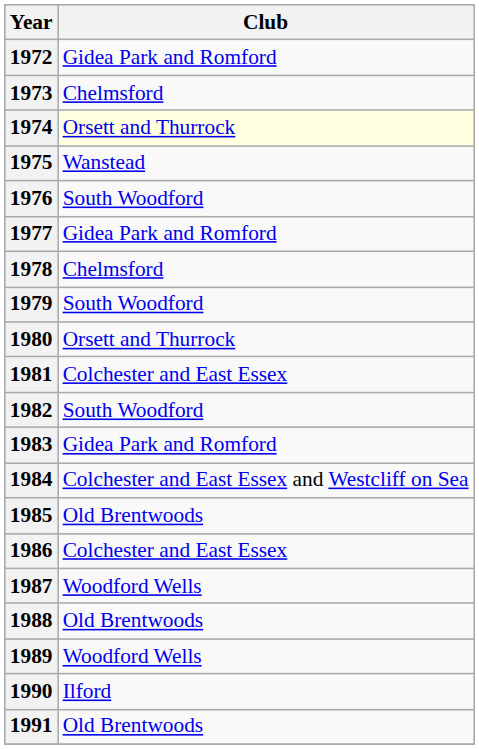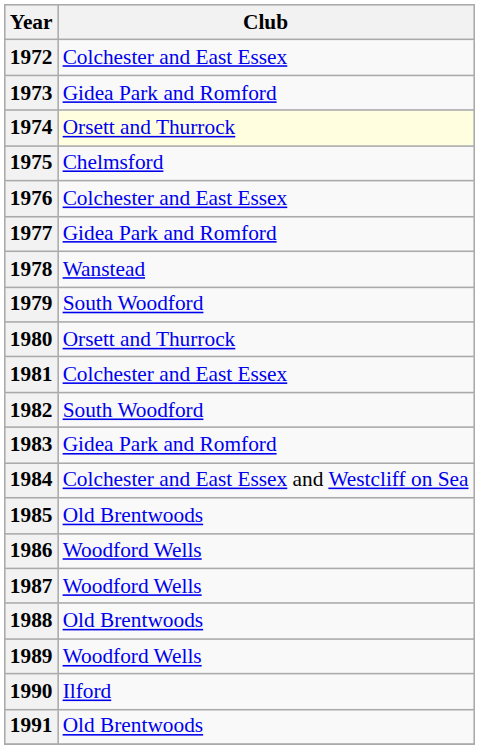(170, 56) Gidea Park and Romford -> (175, 56) Colchester and East Essex
(113, 92) Chelmsford -> (170, 92) Gidea Park and Romford
(104, 162) Wanstead -> (113, 162) Chelmsford
(133, 197) South Woodford -> (175, 197) Colchester and East Essex
(113, 268) Chelmsford -> (104, 268) Wanstead
(175, 550) Colchester and East Essex -> (132, 550) Woodford Wells
